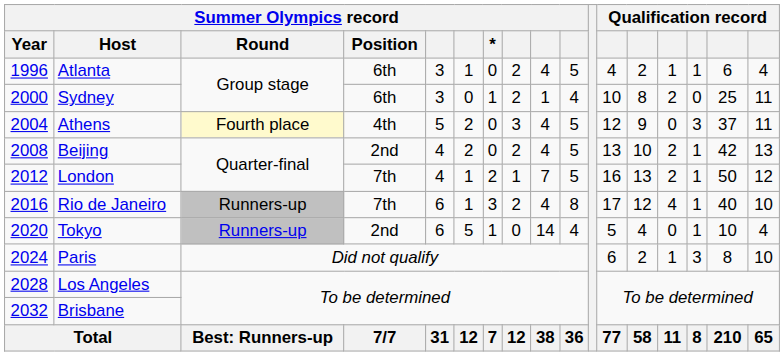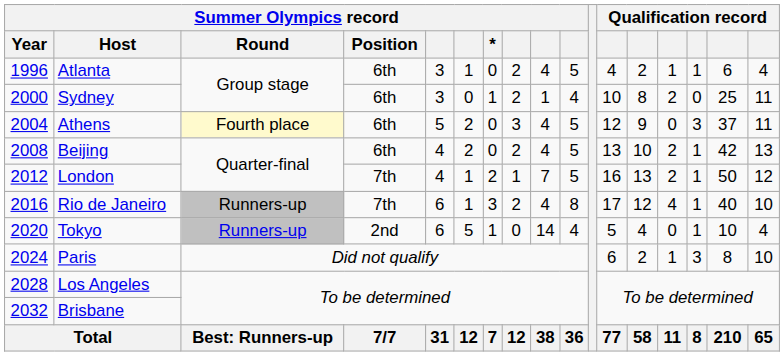(385, 124) 4th -> (385, 124) 6th
(385, 151) 2nd -> (385, 151) 6th
